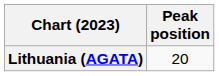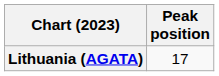(180, 58) 20 -> (180, 58) 17
